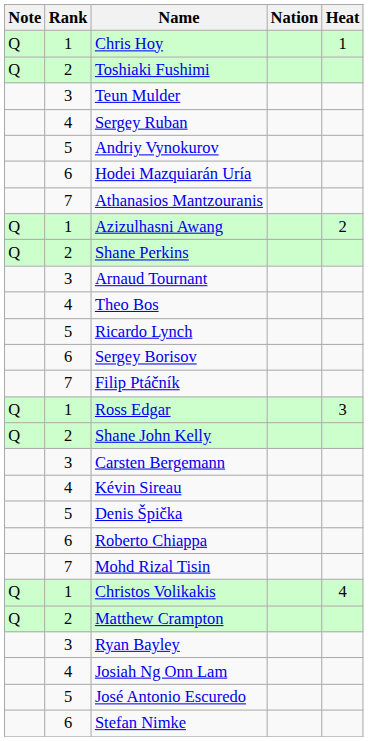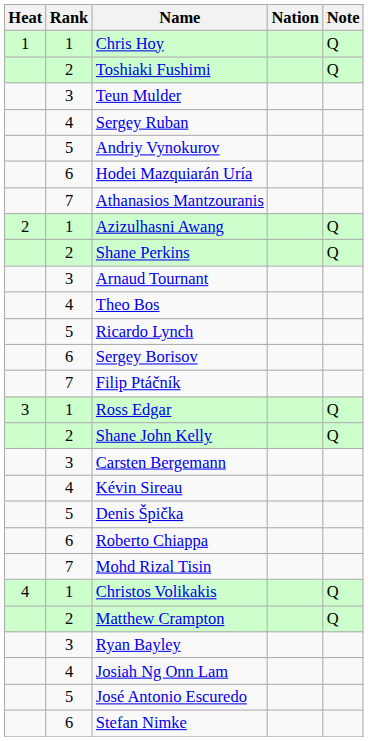columns swapped: (343, 17) <-> (25, 17)
